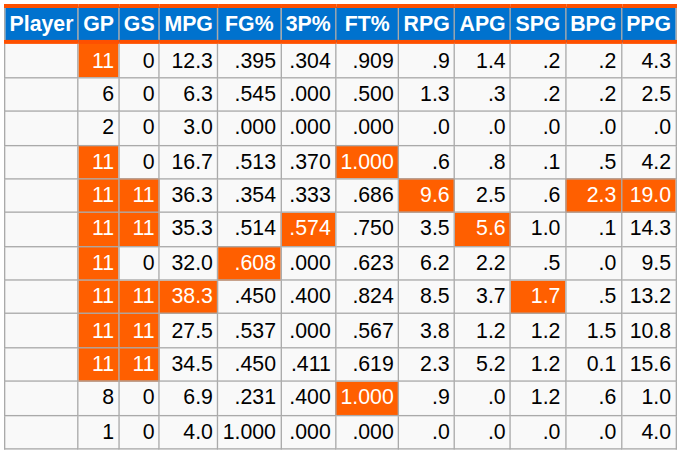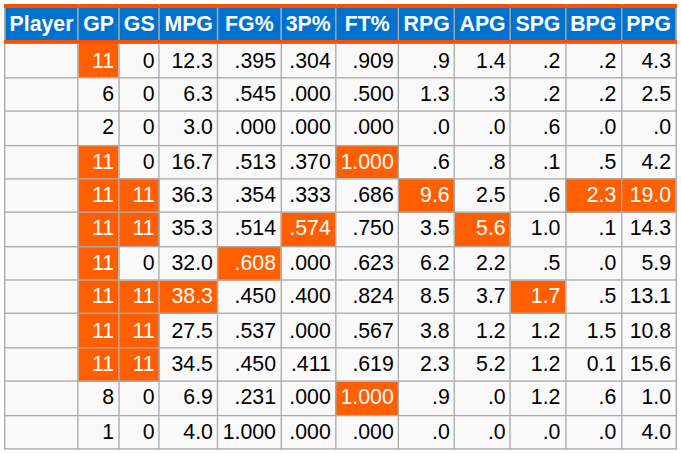(552, 127) .0 -> (552, 127) .6
(656, 262) 9.5 -> (656, 262) 5.9
(650, 296) 13.2 -> (650, 296) 13.1
(310, 397) .400 -> (310, 397) .000
